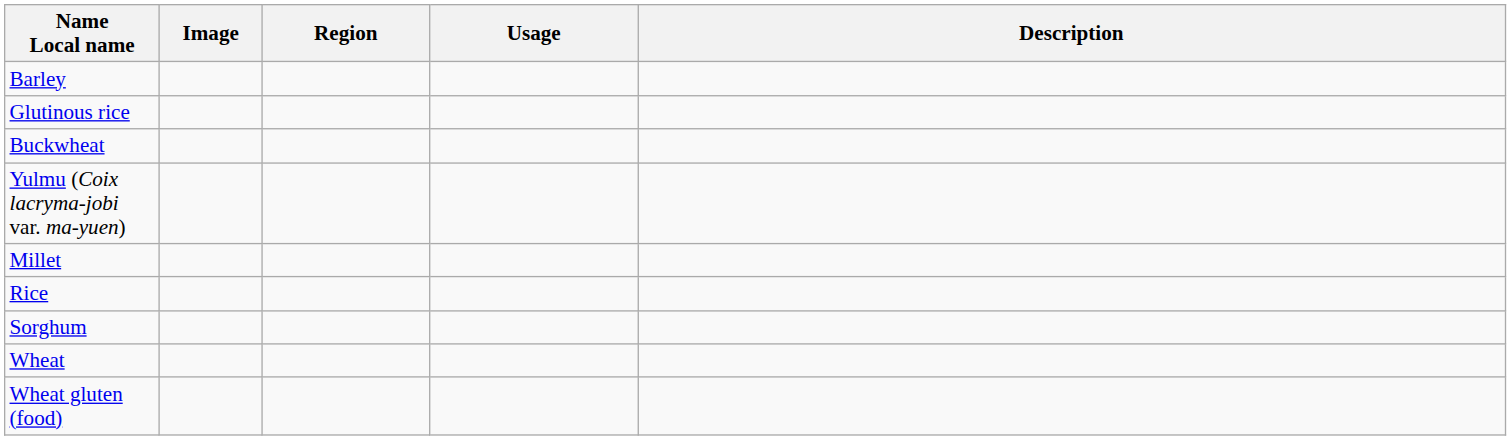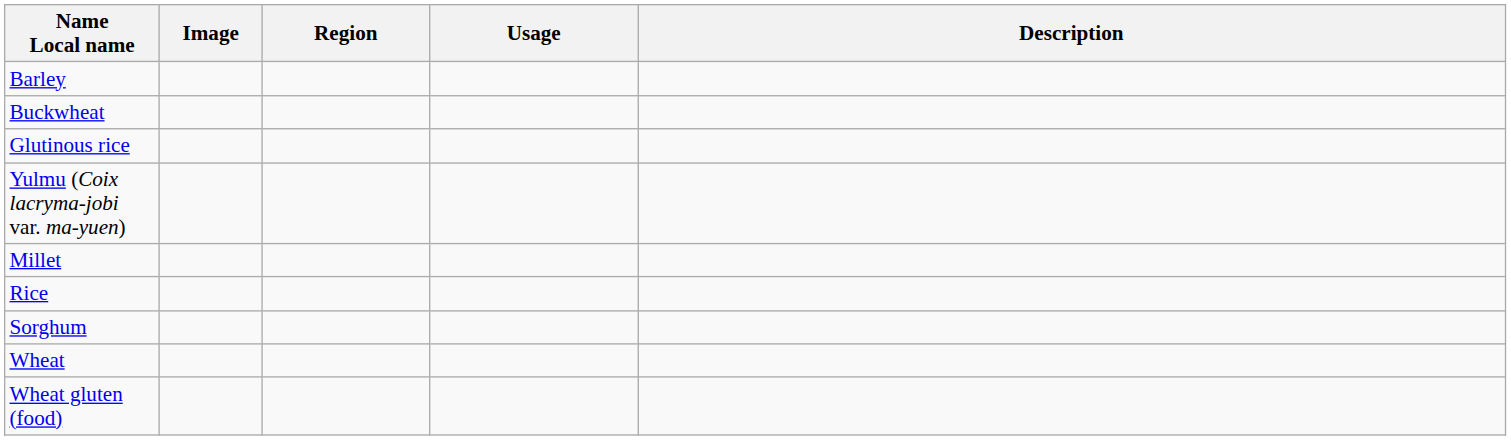rows swapped: (57, 145) <-> (70, 111)
